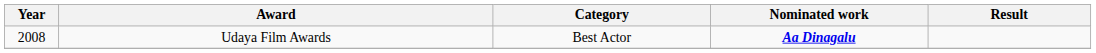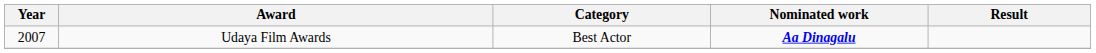(32, 37) 2008 -> (32, 37) 2007
